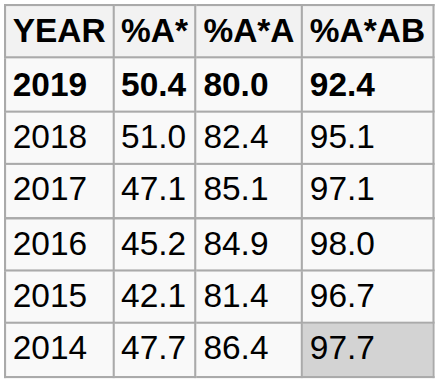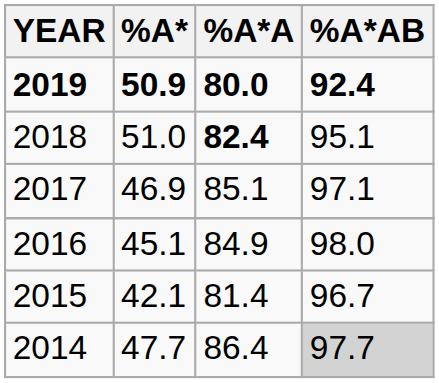(154, 84) 50.4 -> (154, 84) 50.9
(236, 137) normal -> (236, 137) bold
(154, 190) 47.1 -> (154, 190) 46.9
(154, 243) 45.2 -> (154, 243) 45.1
